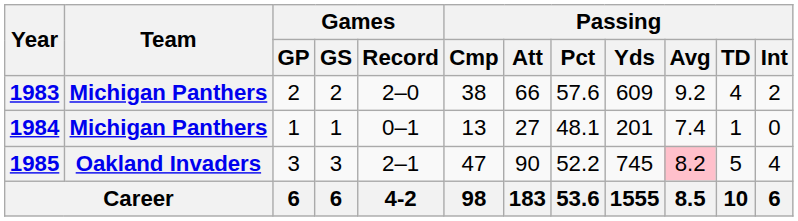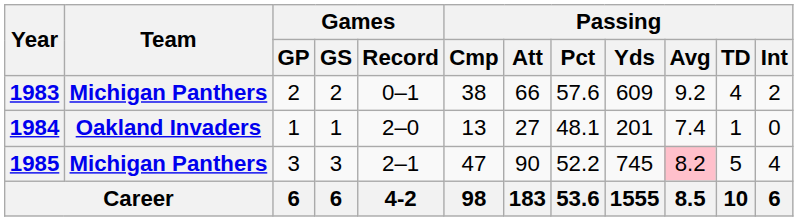(401, 92) 2–0 -> (401, 92) 0–1
(168, 127) Michigan Panthers -> (168, 127) Oakland Invaders
(401, 127) 0–1 -> (401, 127) 2–0
(168, 163) Oakland Invaders -> (168, 163) Michigan Panthers
